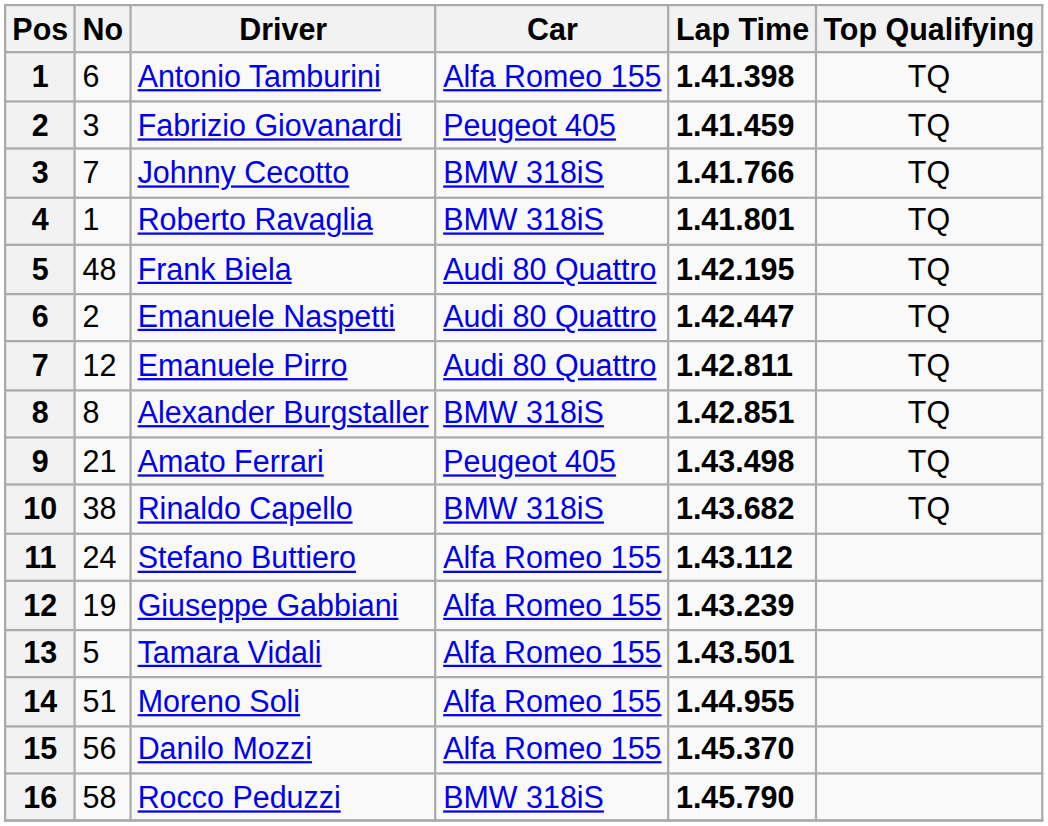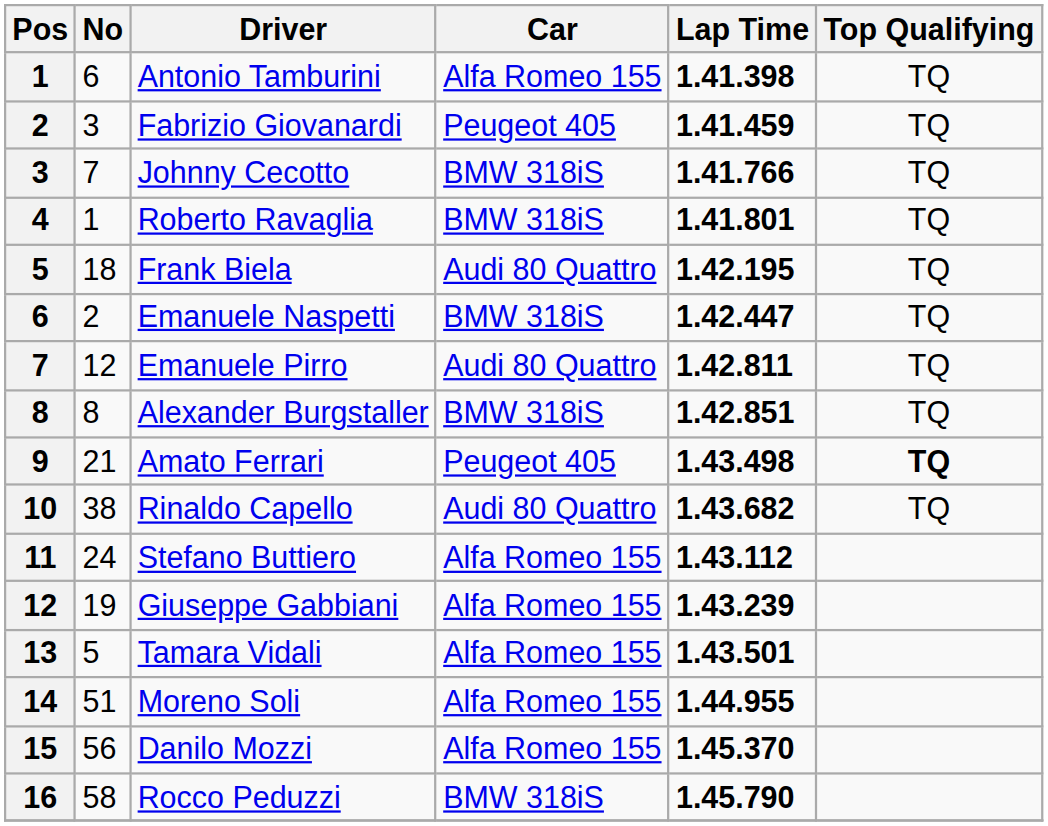(100, 269) 48 -> (100, 269) 18
(550, 317) Audi 80 Quattro -> (524, 317) BMW 318iS
(929, 461) normal -> (929, 461) bold
(524, 509) BMW 318iS -> (550, 509) Audi 80 Quattro
